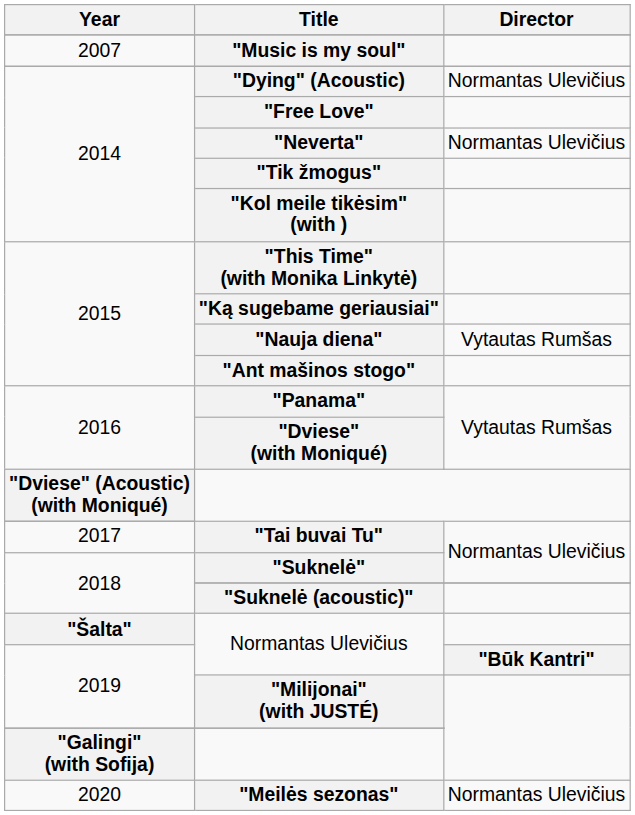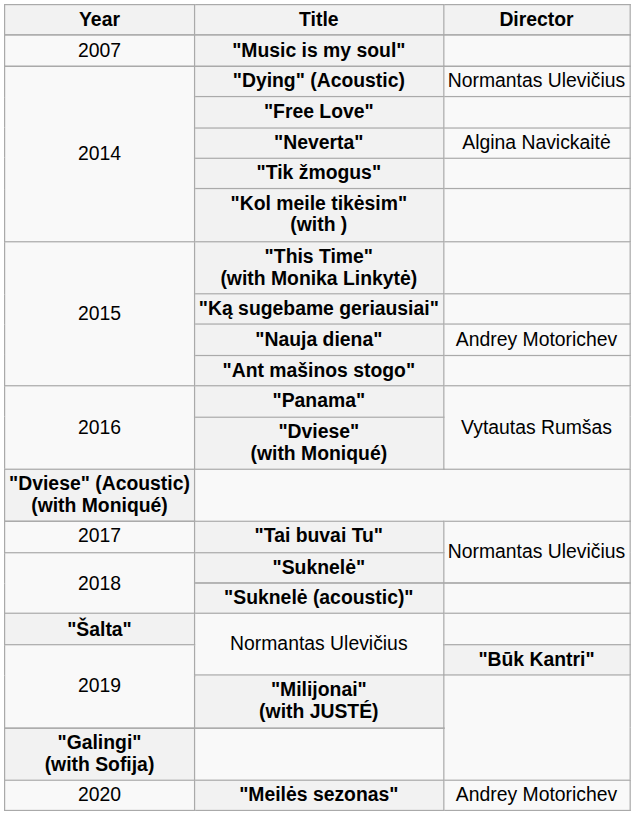(537, 142) Normantas Ulevičius -> (537, 142) Algina Navickaitė
(537, 339) Vytautas Rumšas -> (537, 339) Andrey Motorichev
(537, 795) Normantas Ulevičius -> (537, 795) Andrey Motorichev
